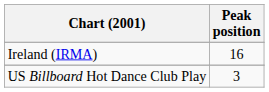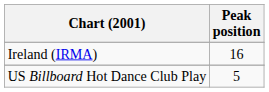(237, 76) 3 -> (237, 76) 5
